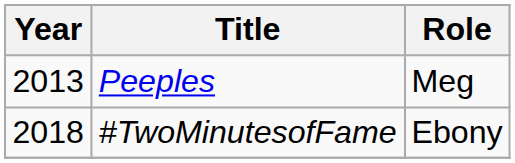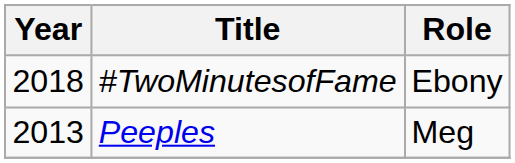rows swapped: (157, 81) <-> (248, 132)
